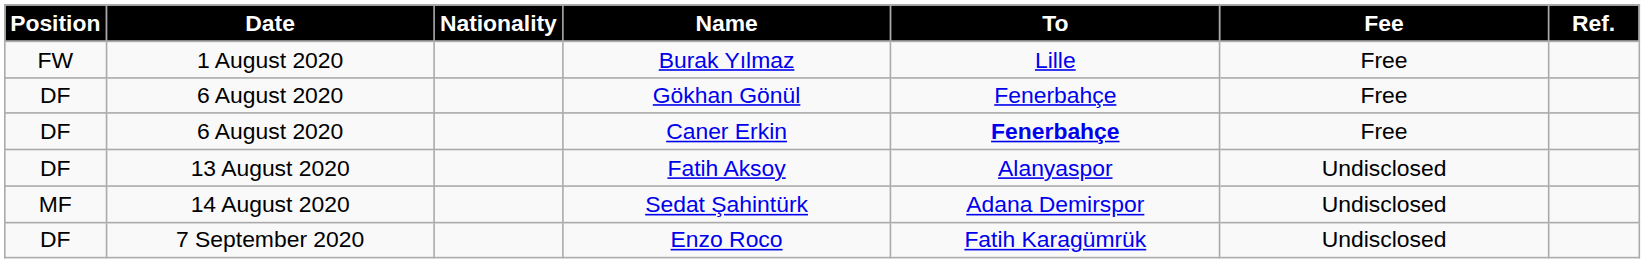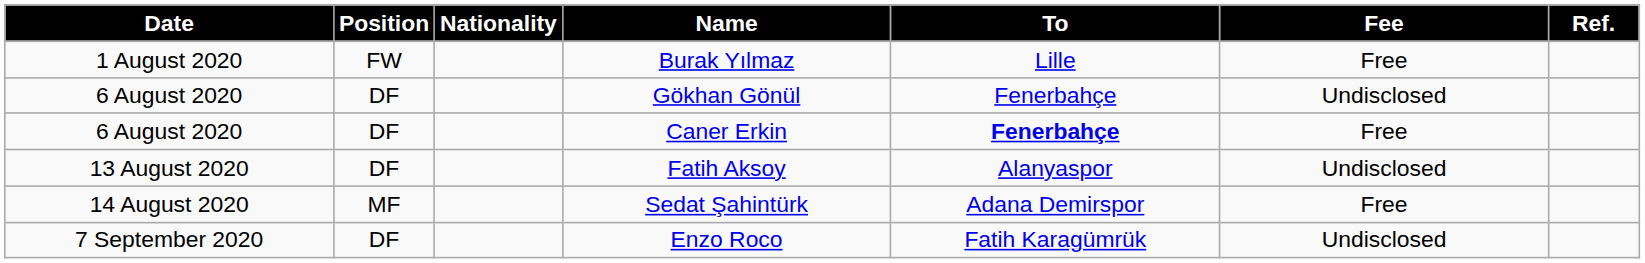columns swapped: (270, 23) <-> (55, 23)
(1384, 96) Free -> (1384, 96) Undisclosed
(1384, 204) Undisclosed -> (1384, 204) Free
